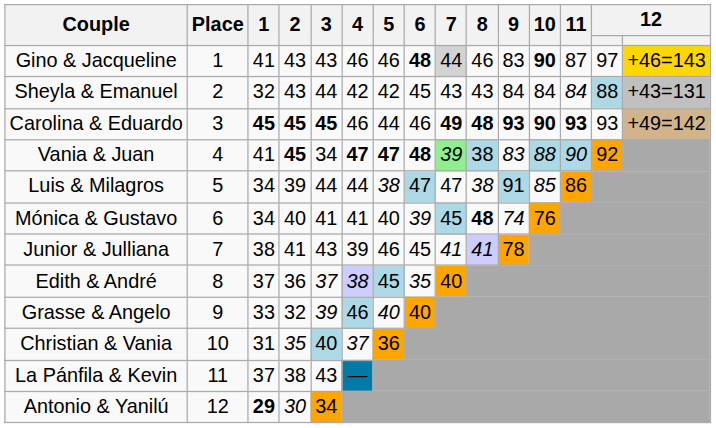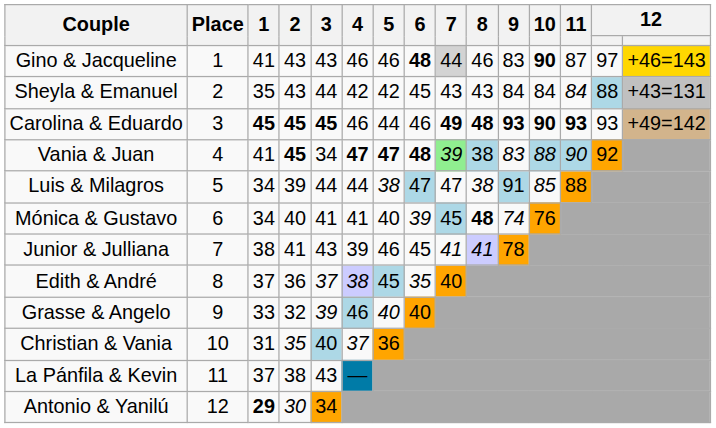(264, 92) 32 -> (264, 92) 35
(576, 186) 86 -> (576, 186) 88
